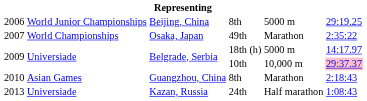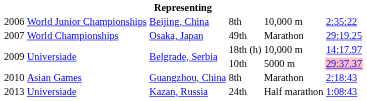(279, 21) 5000 m -> (283, 21) 10,000 m
(344, 21) 29:19.25 -> (342, 21) 2:35:22
(342, 36) 2:35:22 -> (344, 36) 29:19.25
(279, 50) 5000 m -> (283, 50) 10,000 m
(283, 64) 10,000 m -> (279, 64) 5000 m
